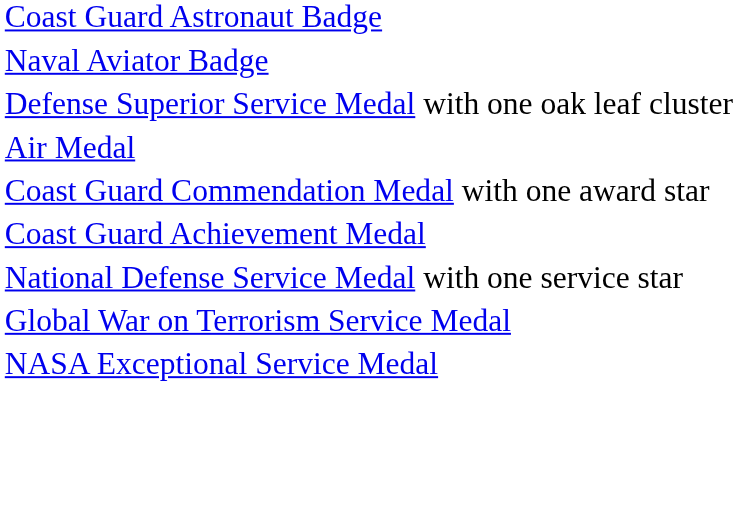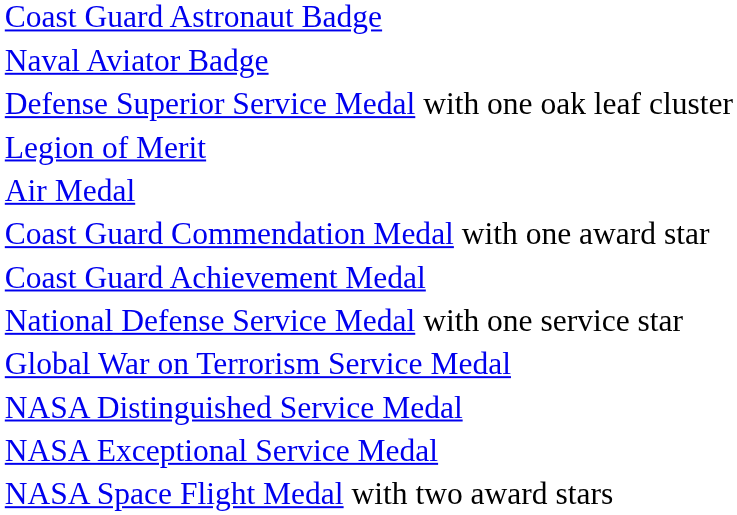+ row: (105, 147)
+ row: (234, 407)
+ row: (309, 493)
